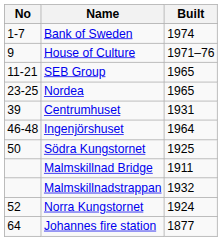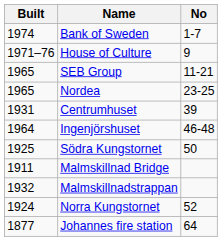columns swapped: (23, 14) <-> (191, 14)
